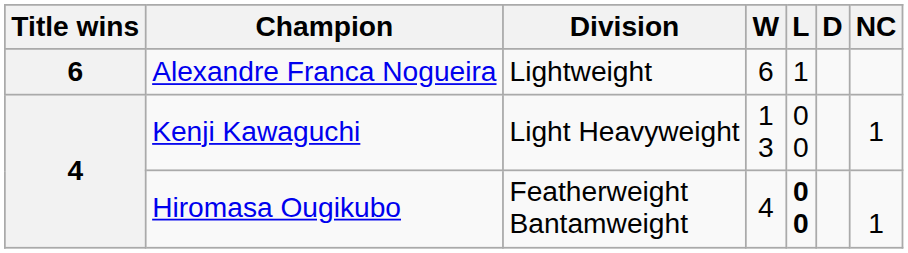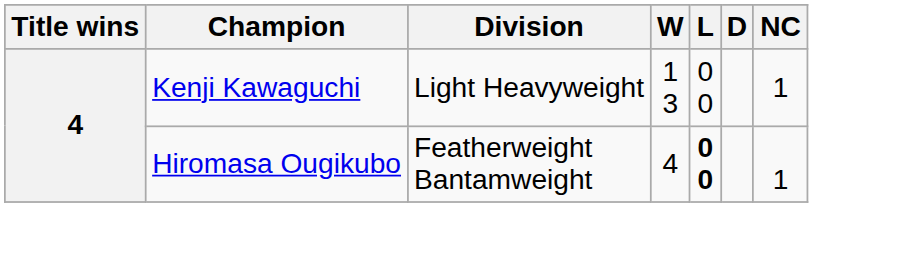- row: (324, 71)
